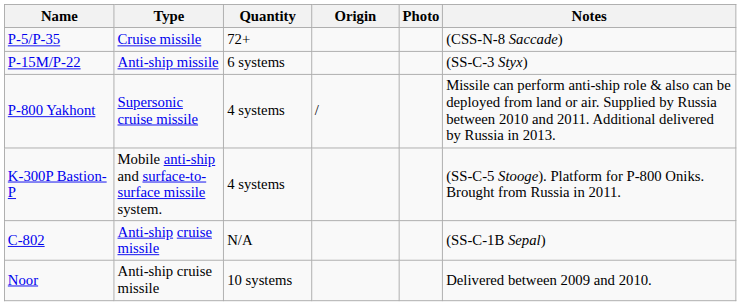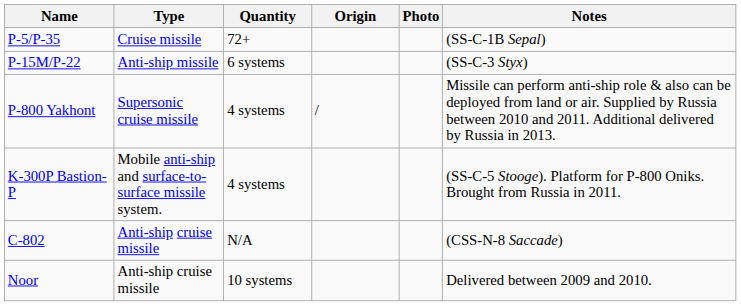(504, 39) (CSS-N-8 Saccade) -> (496, 39) (SS-C-1B Sepal)
(496, 240) (SS-C-1B Sepal) -> (504, 240) (CSS-N-8 Saccade)
